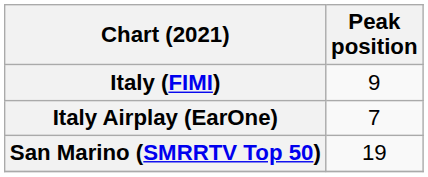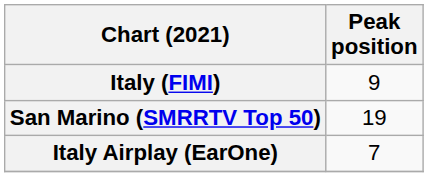rows swapped: (165, 117) <-> (165, 152)
